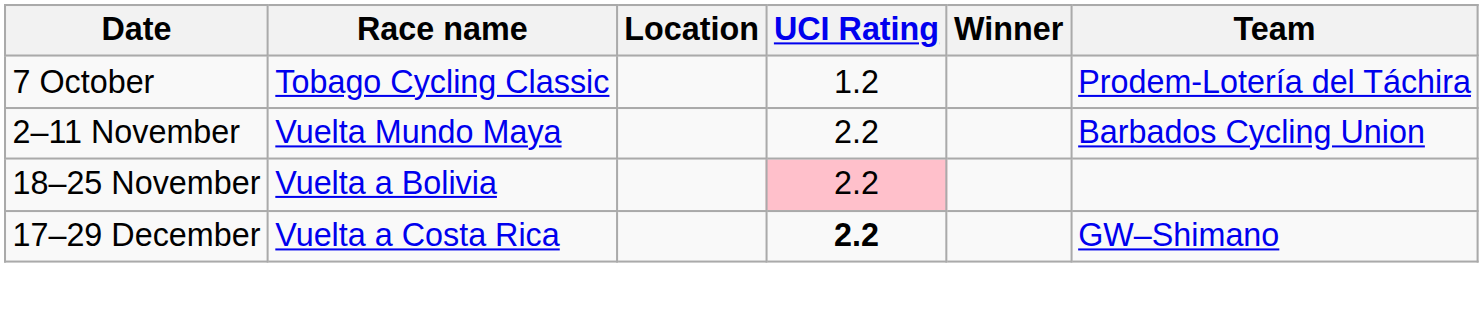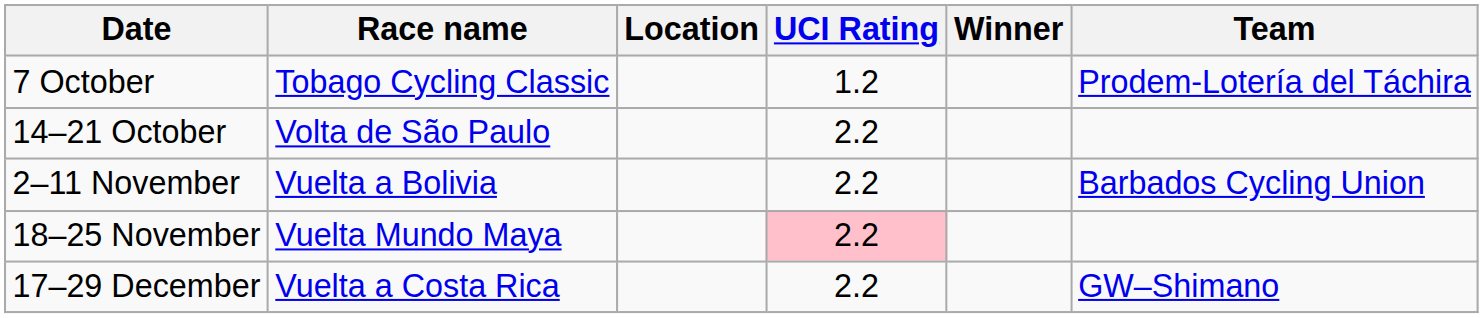+ row: (119, 132)
(418, 132) Vuelta Mundo Maya -> (386, 183) Vuelta a Bolivia
(386, 183) Vuelta a Bolivia -> (418, 235) Vuelta Mundo Maya
(857, 235) bold -> (857, 286) normal
